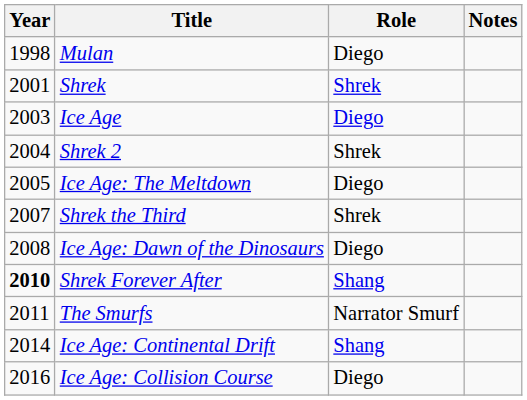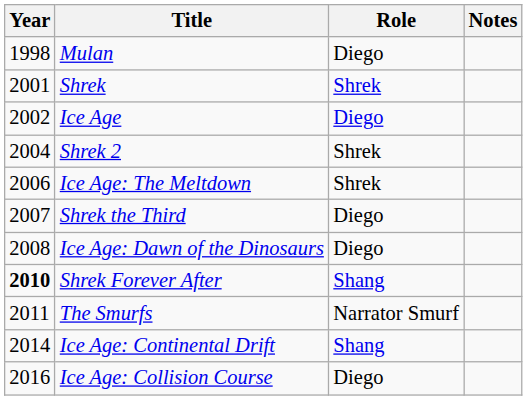(30, 118) 2003 -> (30, 118) 2002
(30, 183) 2005 -> (30, 183) 2006
(358, 183) Diego -> (357, 183) Shrek
(357, 215) Shrek -> (358, 215) Diego
